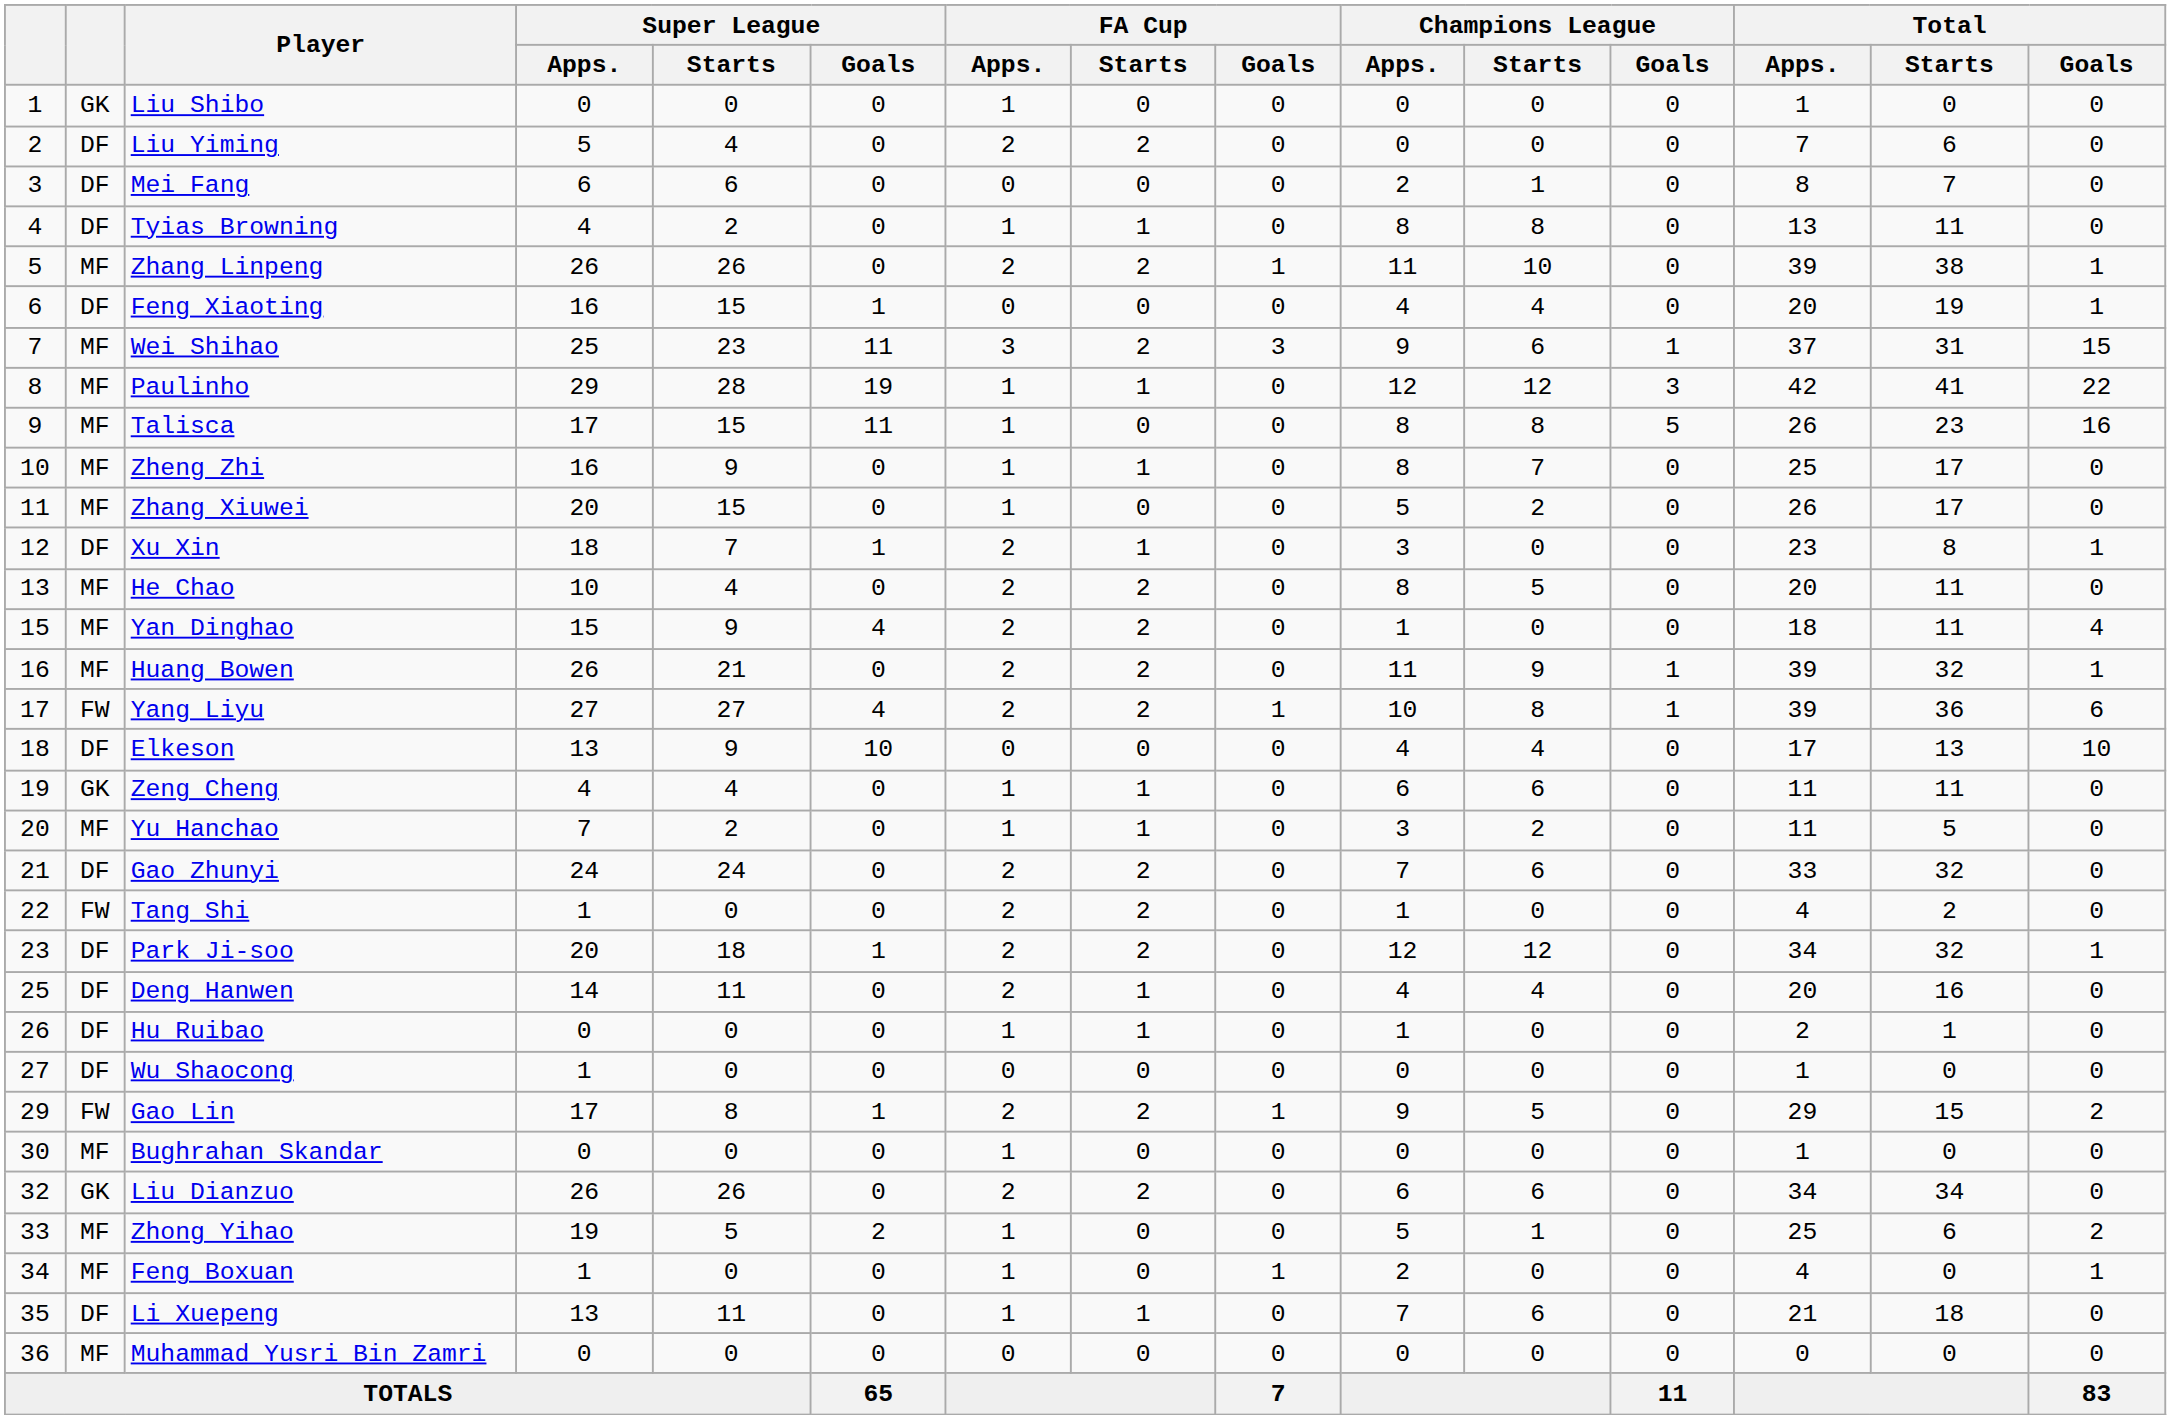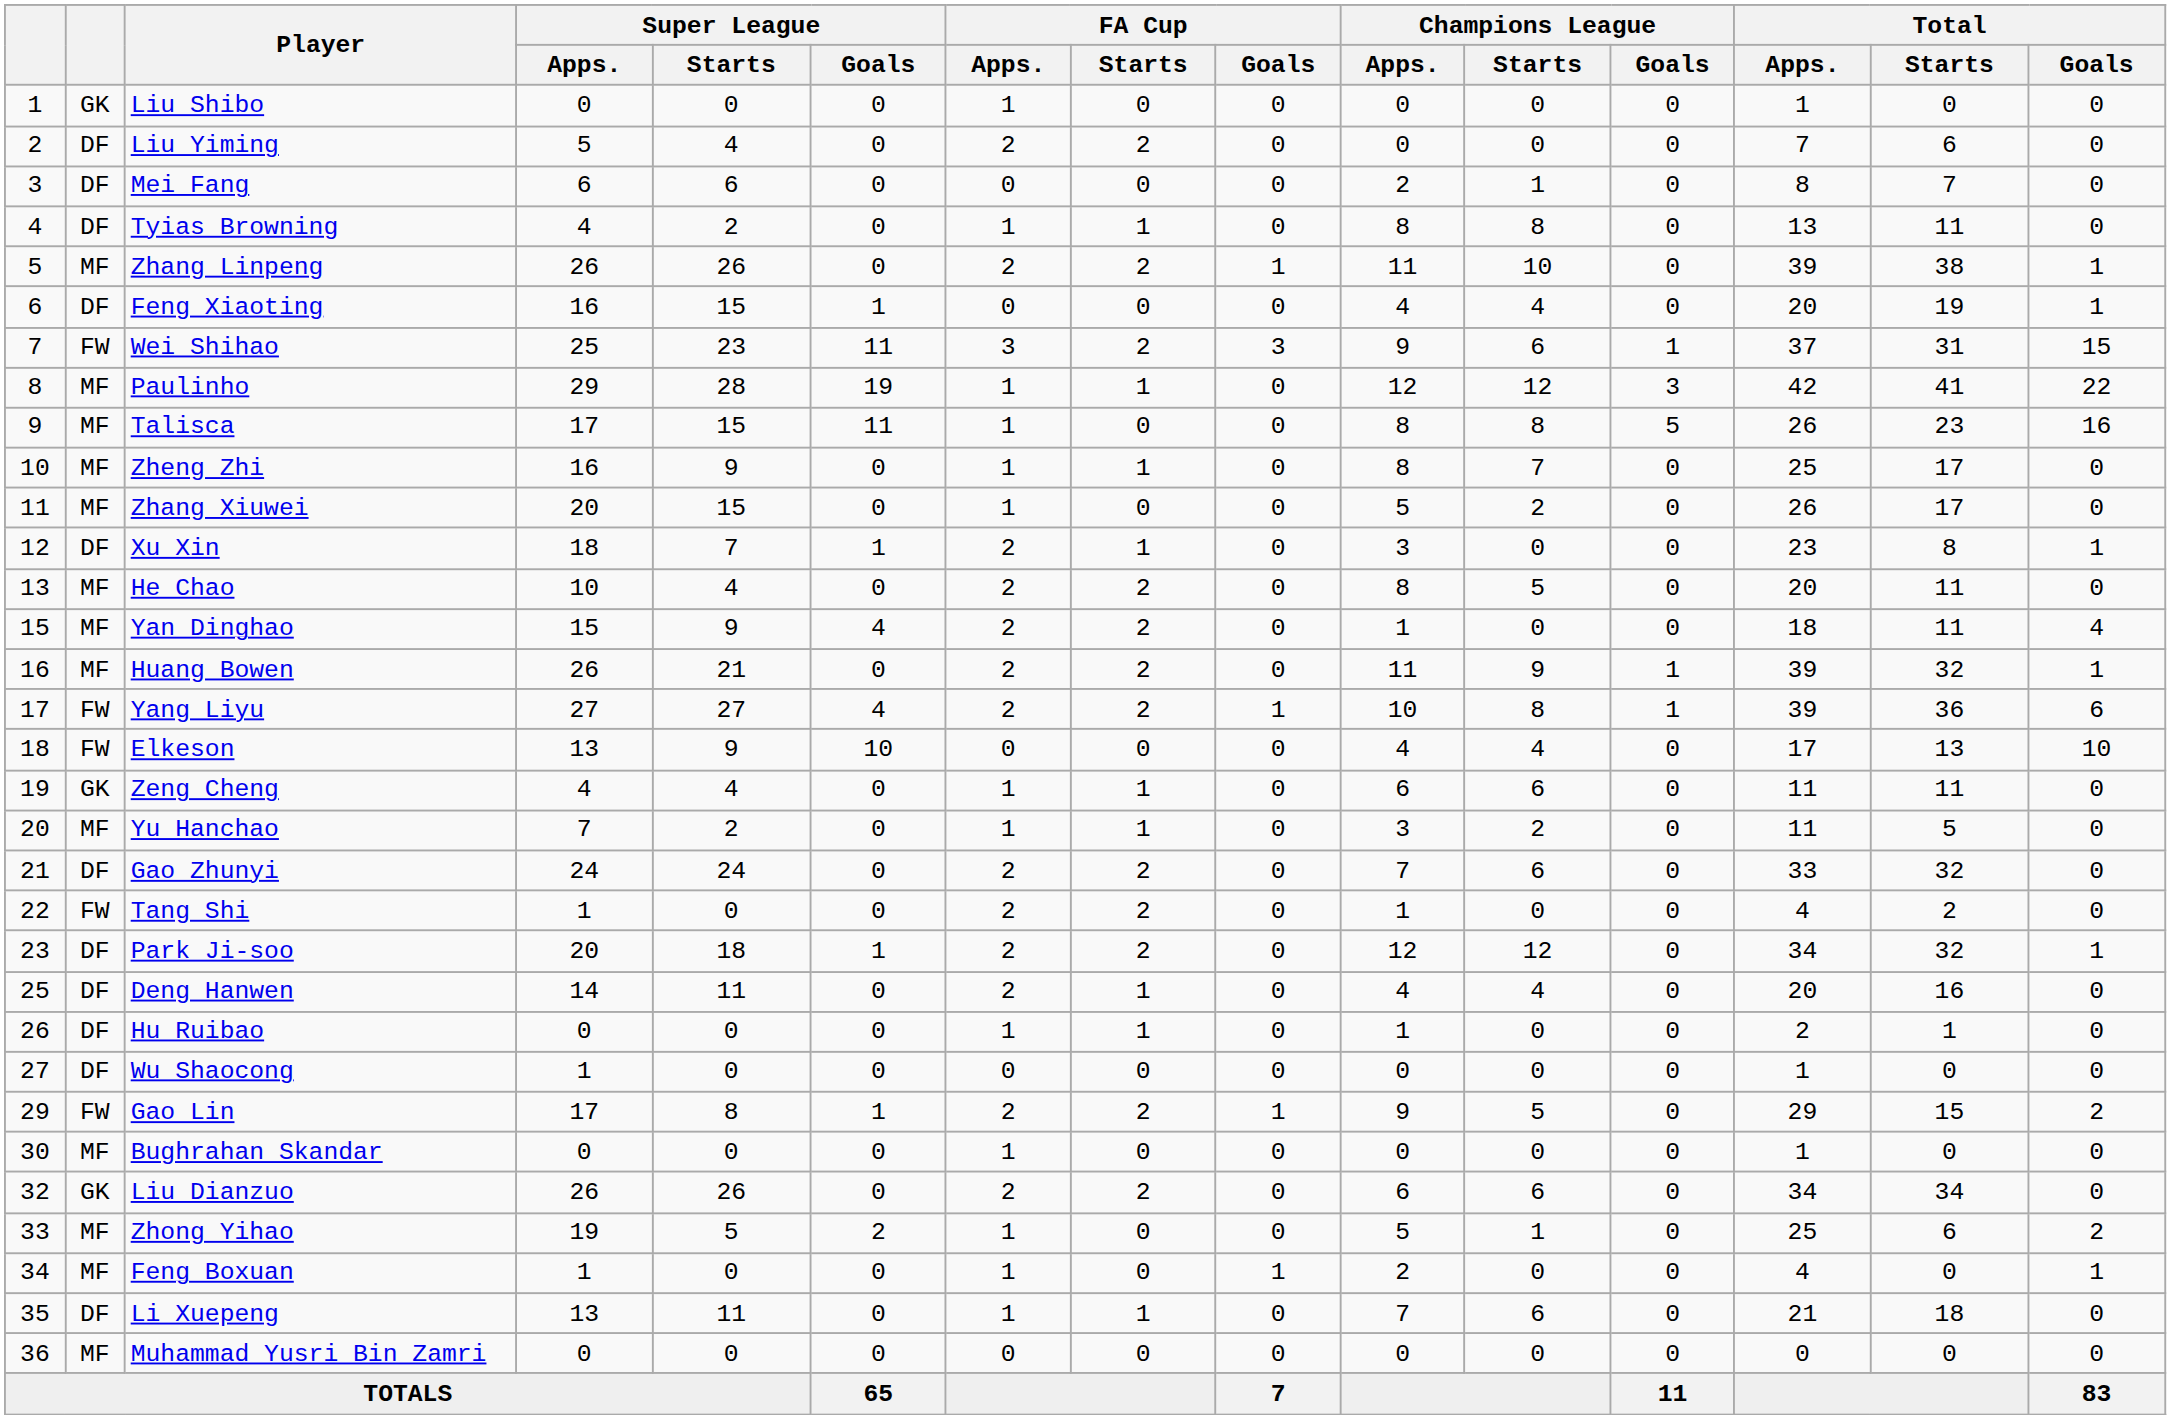(95, 347) MF -> (95, 347) FW
(95, 750) DF -> (95, 750) FW
